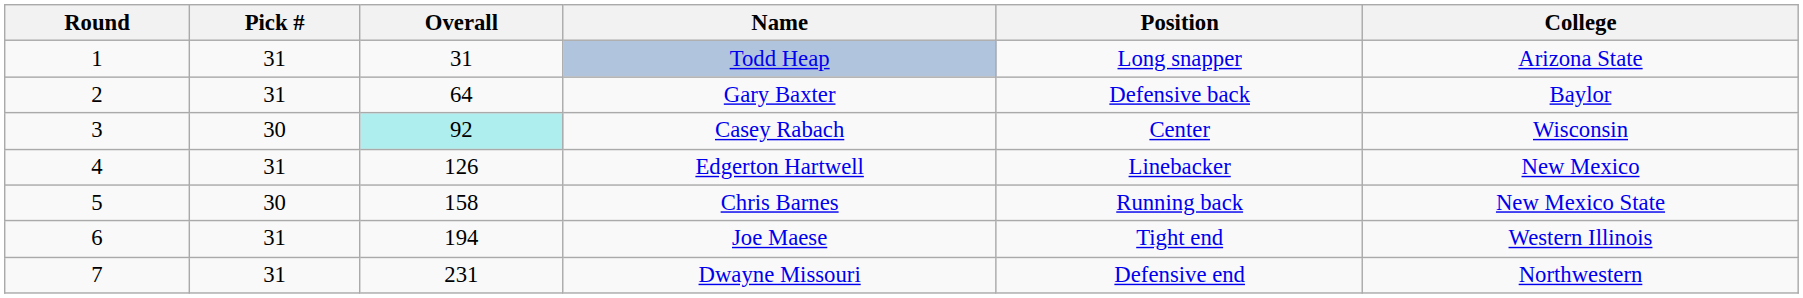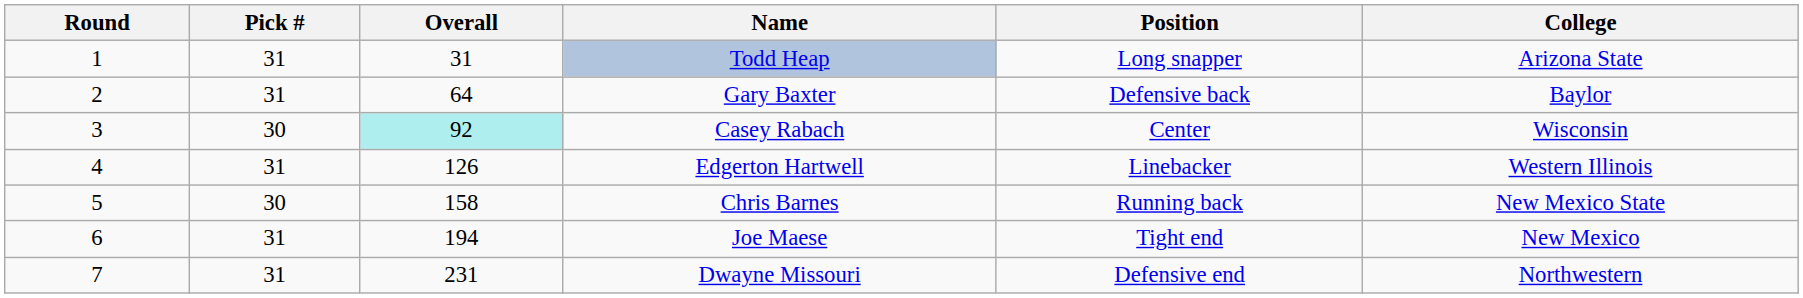(1581, 166) New Mexico -> (1580, 166) Western Illinois
(1580, 238) Western Illinois -> (1581, 238) New Mexico
